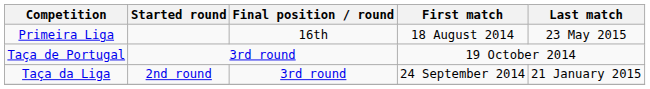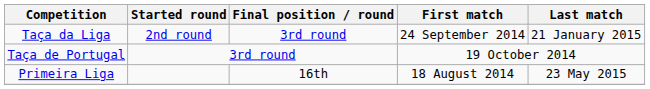rows swapped: (66, 34) <-> (66, 74)
